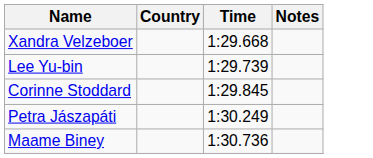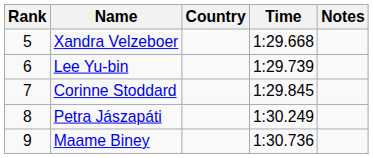+ column: (27, 16)
